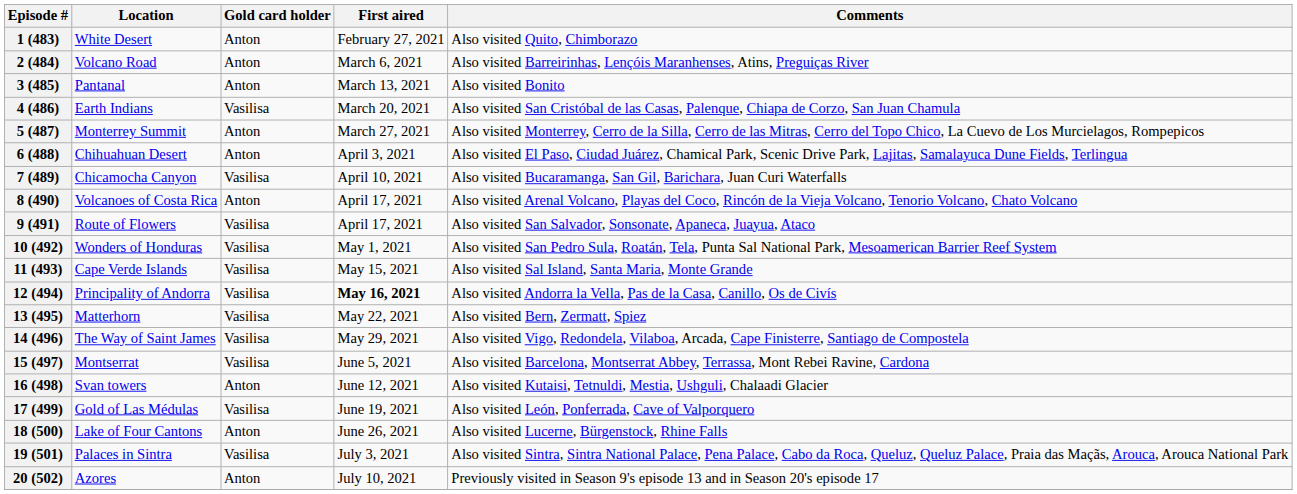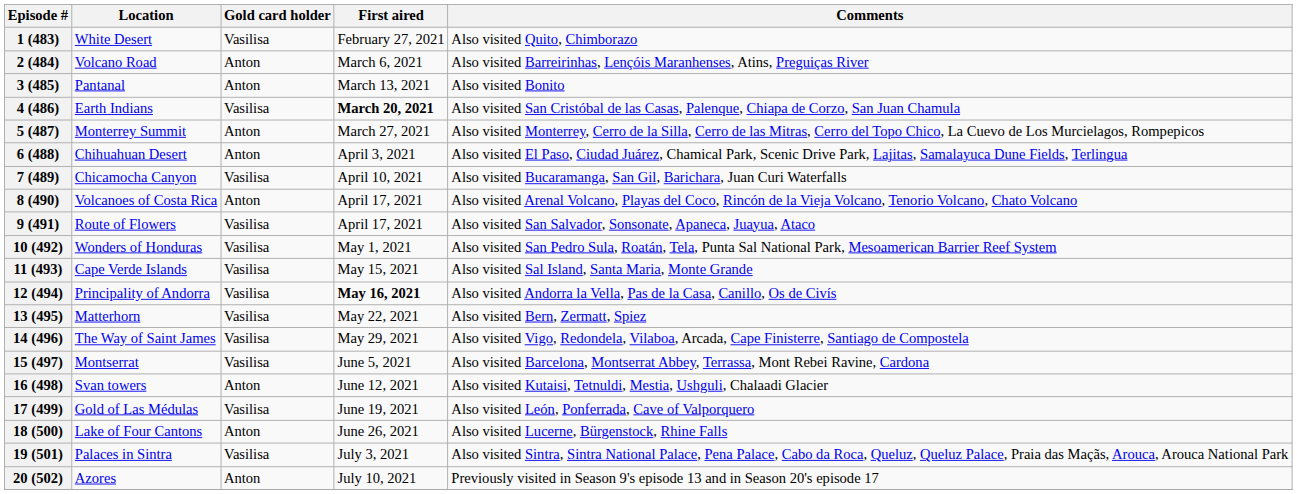(242, 39) Anton -> (247, 39) Vasilisa
(384, 108) normal -> (386, 108) bold
